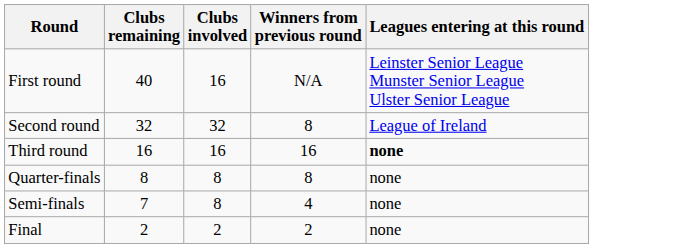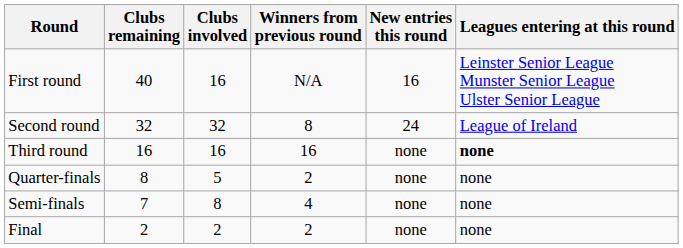+ column: (411, 26)
(217, 177) 8 -> (217, 177) 5
(308, 177) 8 -> (308, 177) 2
